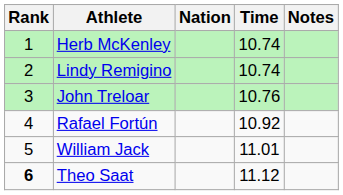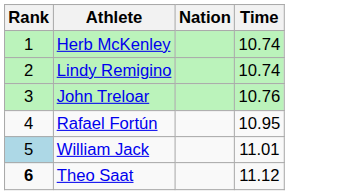- column: (311, 17)
(259, 123) 10.92 -> (259, 123) 10.95
(29, 149) no background -> (29, 149) lightblue background
